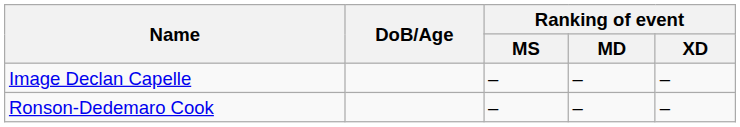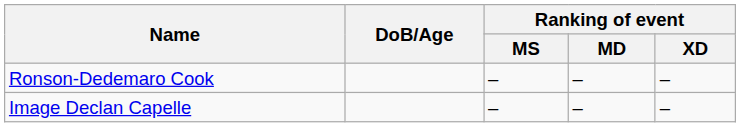rows swapped: (100, 78) <-> (111, 108)
